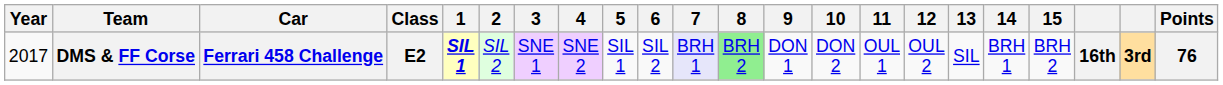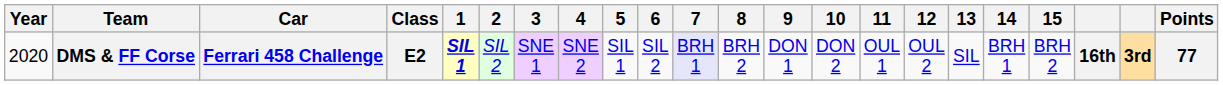(28, 56) 2017 -> (28, 56) 2020
(741, 56) lightgreen background -> (741, 56) no background
(1187, 56) 76 -> (1187, 56) 77
